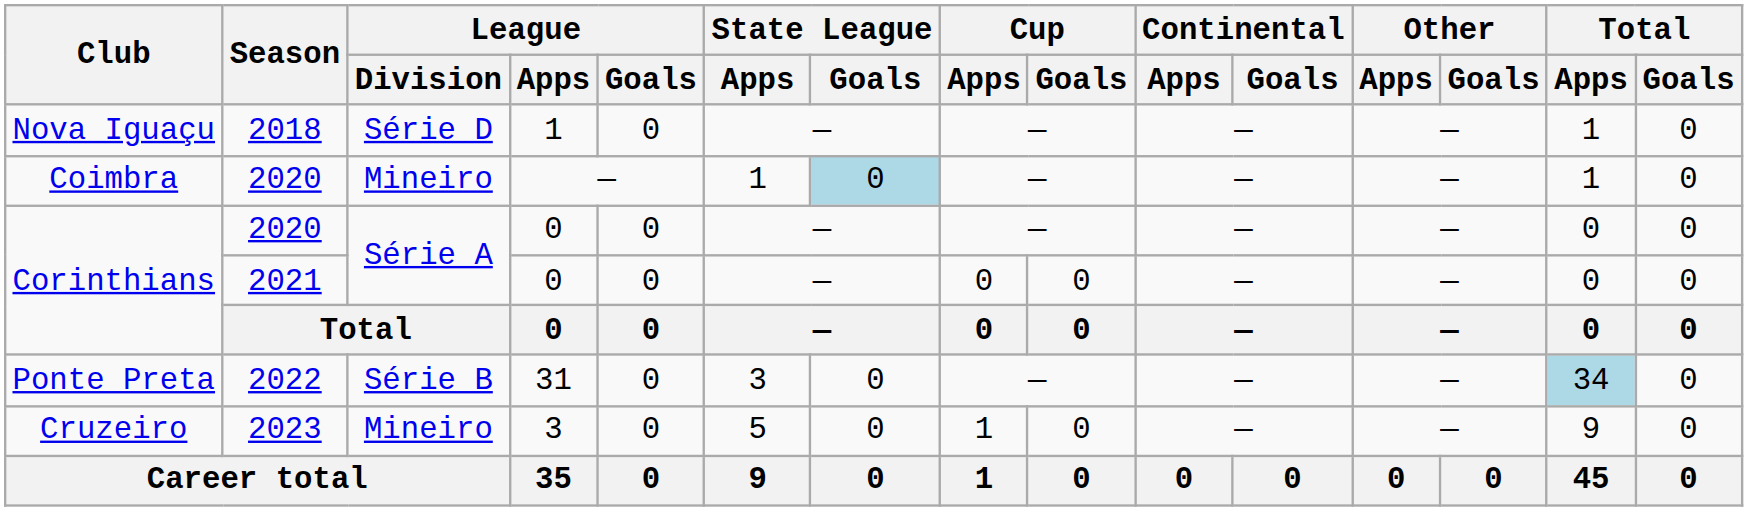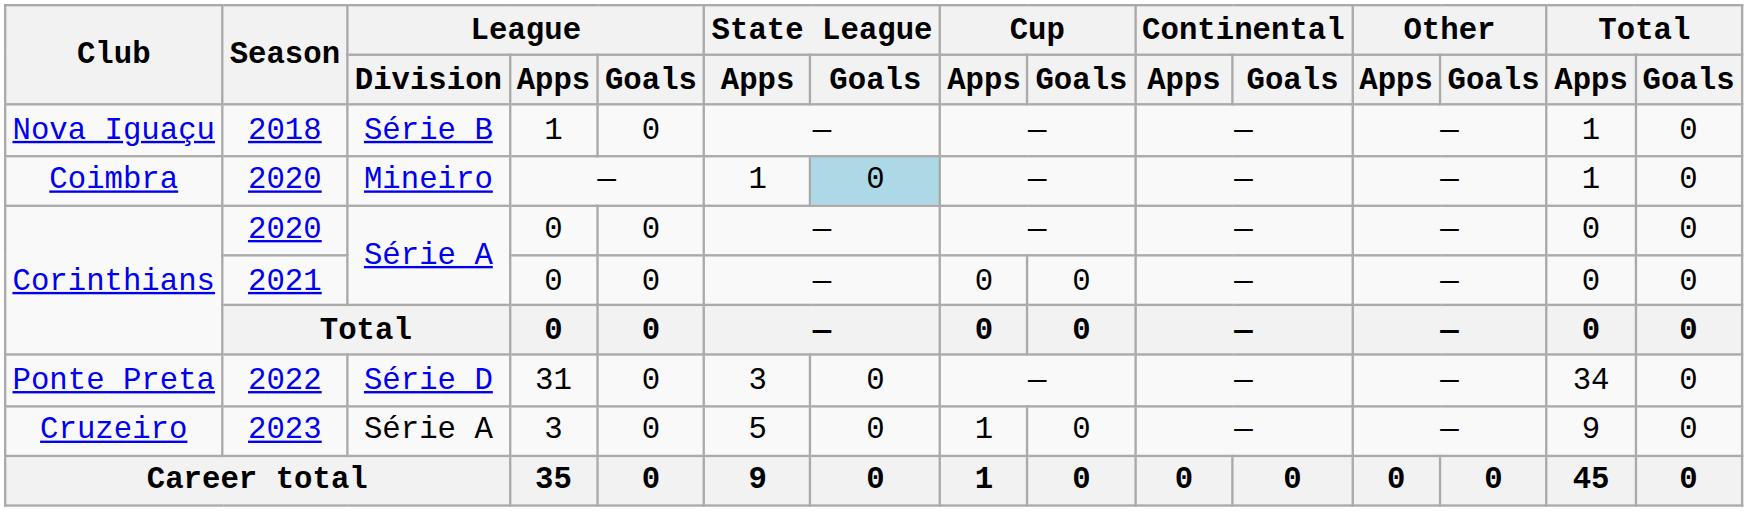(428, 130) Série D -> (428, 130) Série B
(428, 380) Série B -> (428, 380) Série D
(1591, 380) lightblue background -> (1591, 380) no background
(428, 430) Mineiro -> (428, 430) Série A
